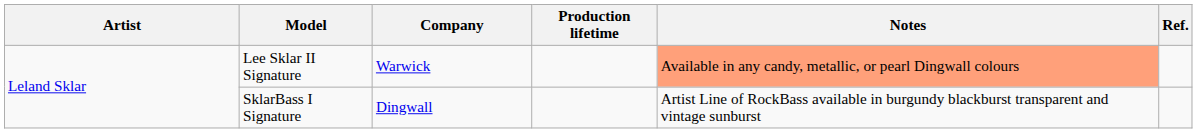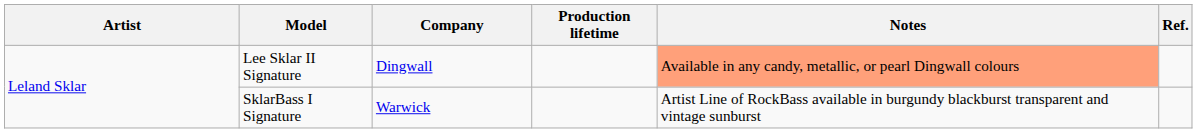(403, 66) Warwick -> (404, 66) Dingwall
(404, 107) Dingwall -> (403, 107) Warwick
